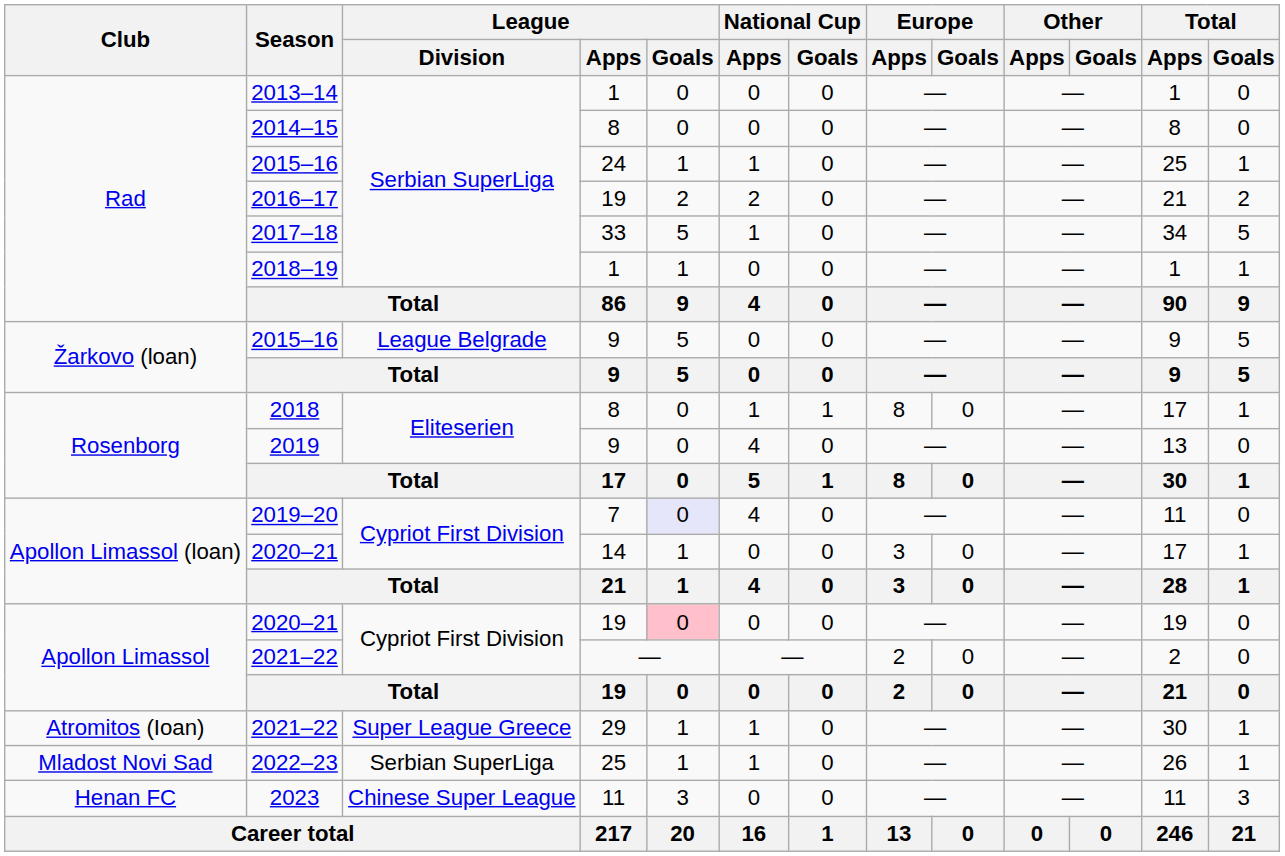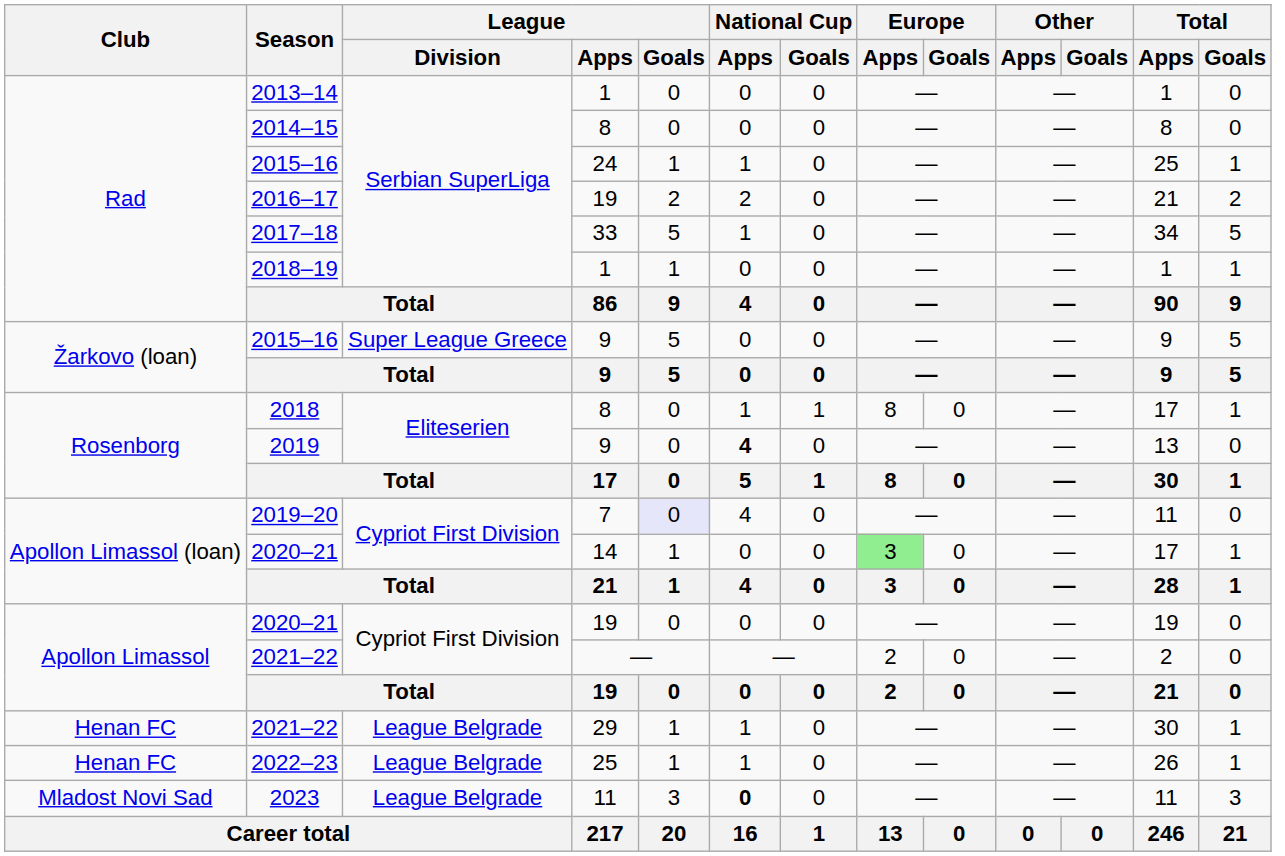(462, 339) League Belgrade -> (458, 339) Super League Greece
(754, 445) normal -> (745, 445) bold
(899, 551) no background -> (890, 551) lightgreen background
(683, 621) pink background -> (674, 621) no background
(125, 727) Atromitos (Ioan) -> (125, 727) Henan FC
(462, 727) Super League Greece -> (458, 727) League Belgrade
(125, 762) Mladost Novi Sad -> (125, 762) Henan FC
(462, 762) Serbian SuperLiga -> (458, 762) League Belgrade
(125, 798) Henan FC -> (125, 798) Mladost Novi Sad
(462, 798) Chinese Super League -> (458, 798) League Belgrade
(754, 798) normal -> (745, 798) bold
